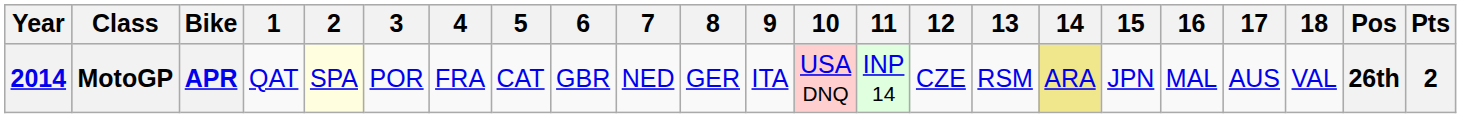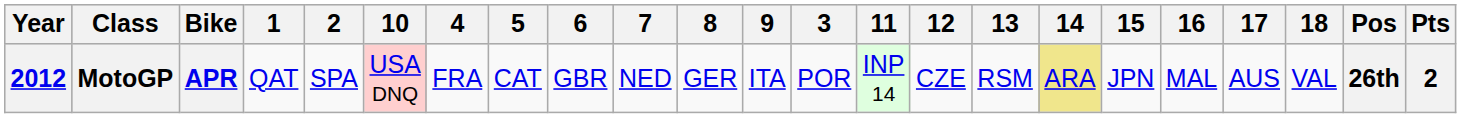columns swapped: (397, 24) <-> (826, 24)
(38, 77) 2014 -> (38, 77) 2012
(334, 77) lightyellow background -> (334, 77) no background
